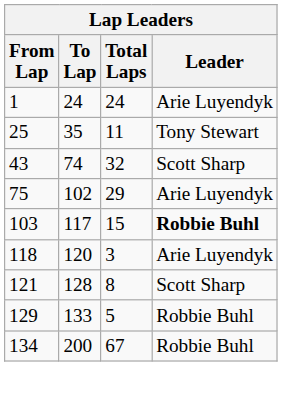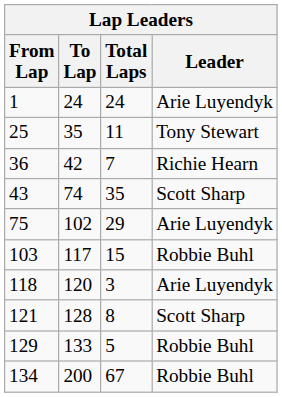+ row: (19, 163)
(115, 163) 32 -> (115, 193) 35
(208, 224) bold -> (205, 254) normal
